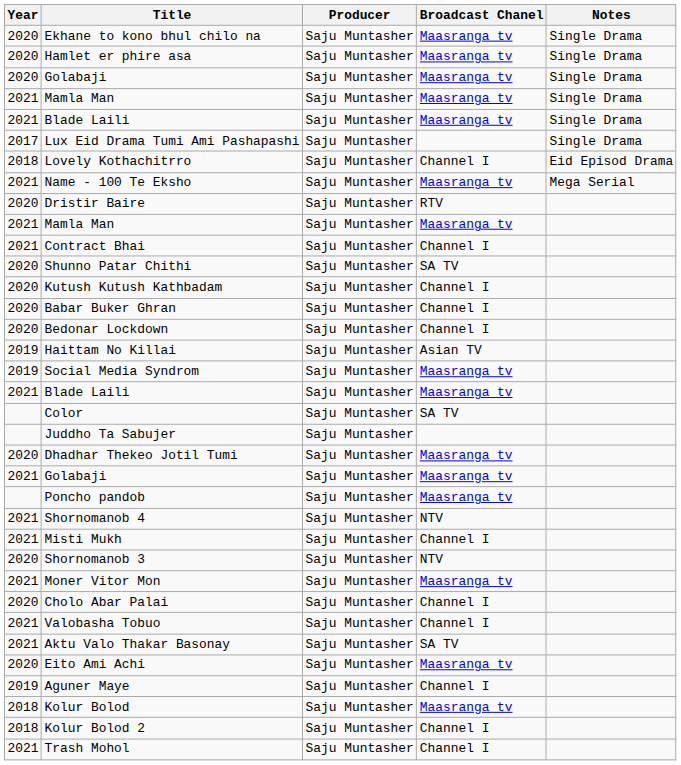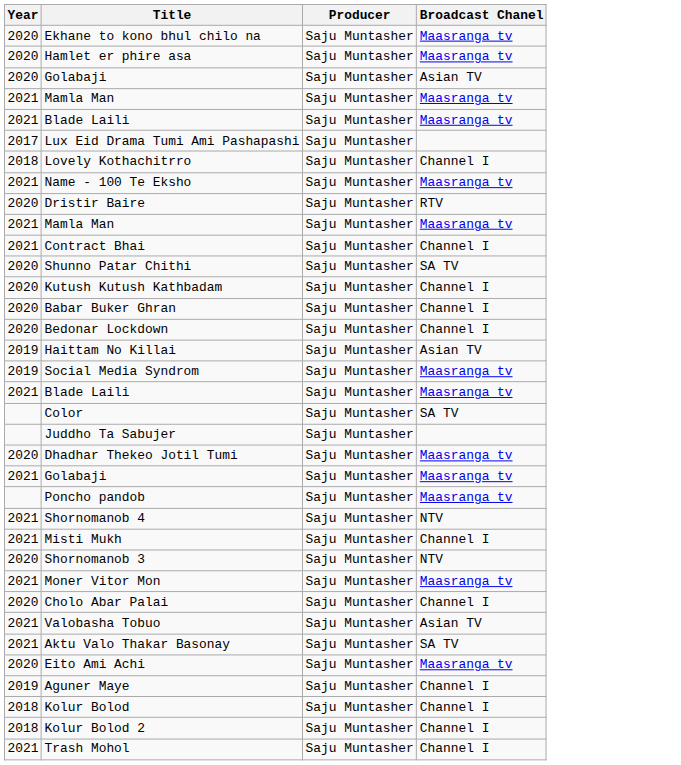- column: (611, 15)
(466, 78) Maasranga tv -> (451, 78) Asian TV
(455, 623) Channel I -> (451, 623) Asian TV
(466, 707) Maasranga tv -> (455, 707) Channel I
